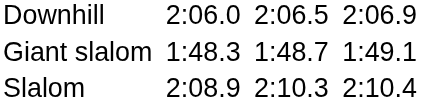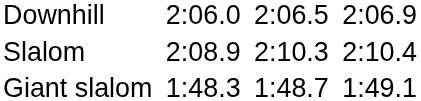rows swapped: (78, 51) <-> (44, 88)
